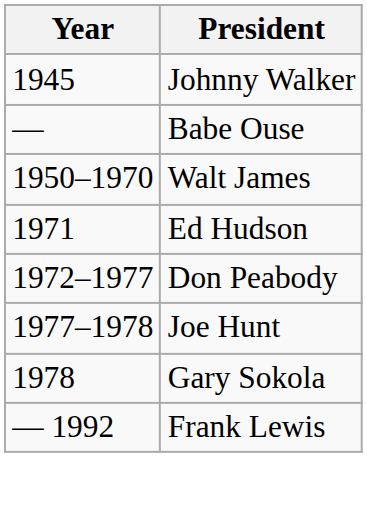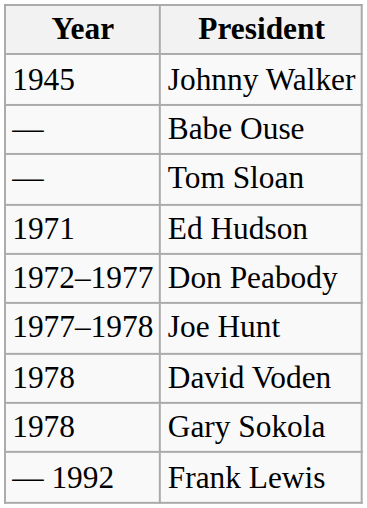+ row: (236, 178)
- row: (239, 178)
+ row: (250, 377)
